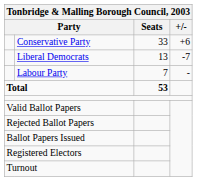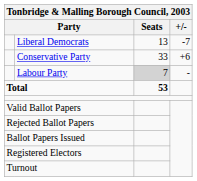rows swapped: (54, 42) <-> (53, 57)
(165, 73) no background -> (165, 73) lightgrey background
